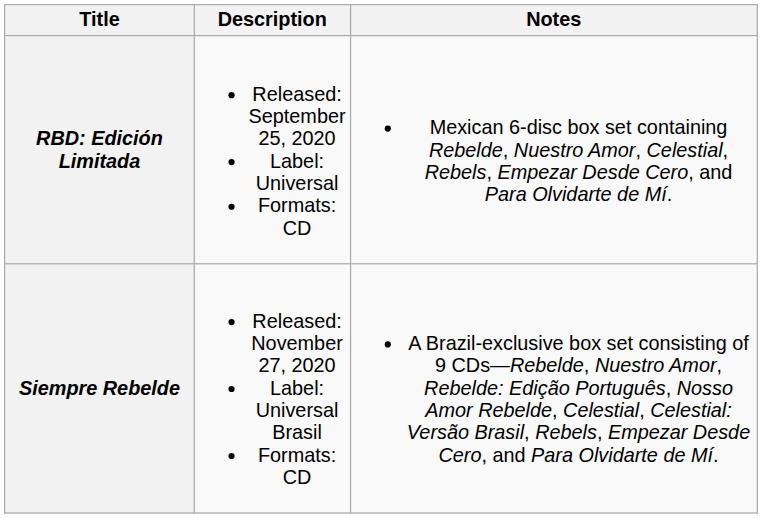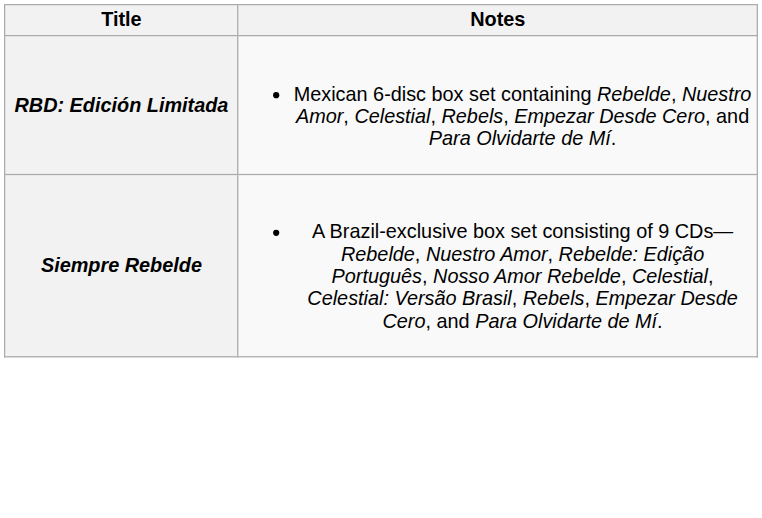- column: (272, 20)
